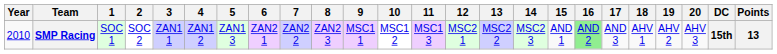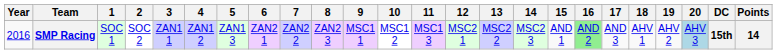(19, 35) 2010 -> (19, 35) 2016
(695, 35) no background -> (695, 35) lightblue background
(753, 35) 13 -> (753, 35) 14
